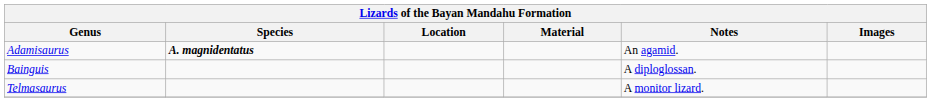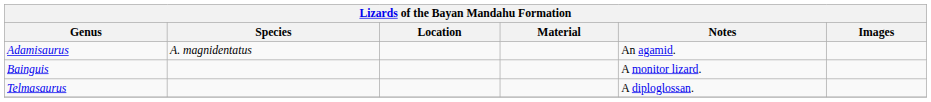(211, 50) bold -> (211, 50) normal
(660, 69) A diploglossan. -> (661, 69) A monitor lizard.
(664, 87) A monitor lizard. -> (658, 87) A diploglossan.
